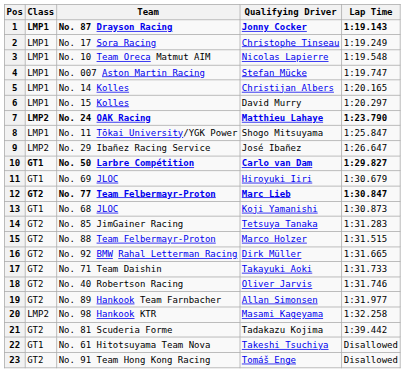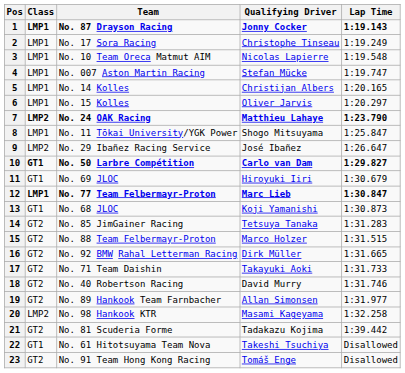(272, 102) David Murry -> (277, 102) Oliver Jarvis
(35, 193) GT2 -> (38, 193) LMP1
(277, 284) Oliver Jarvis -> (272, 284) David Murry
